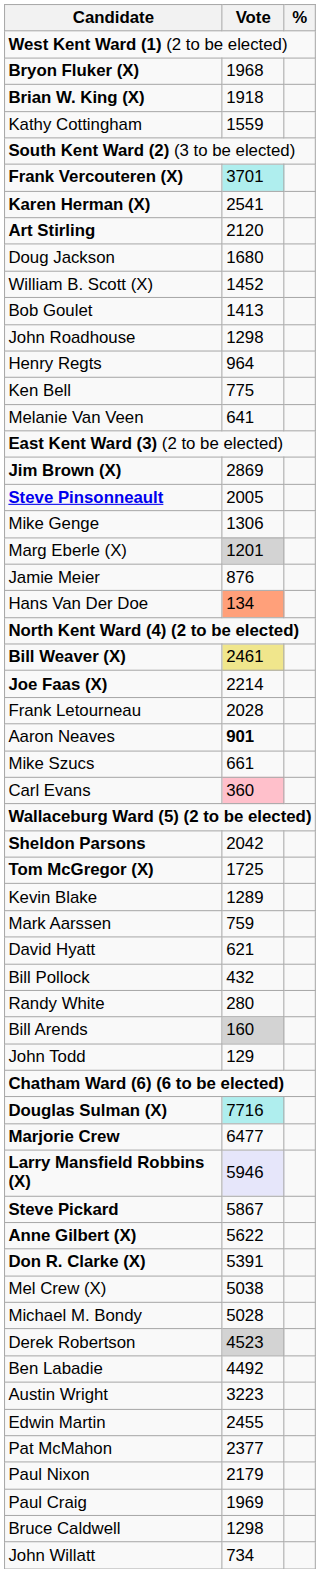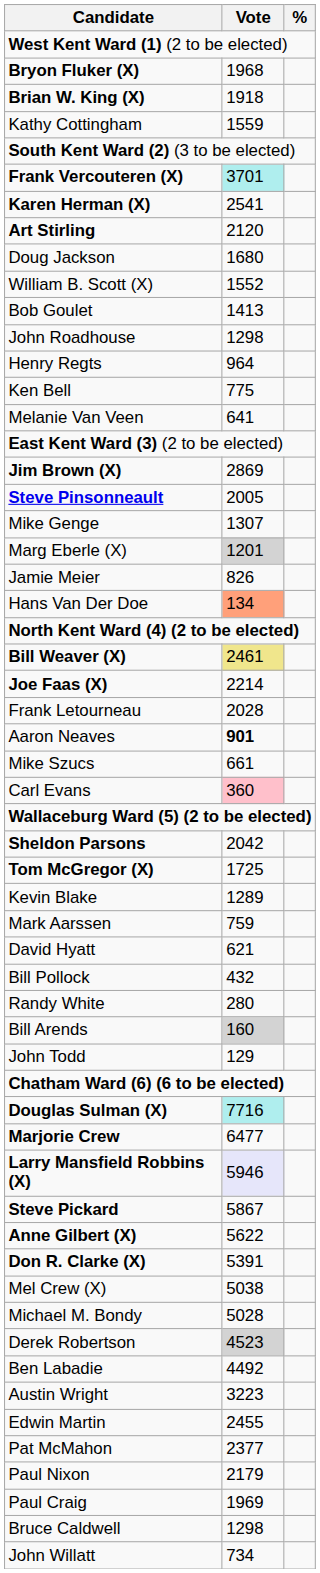(245, 284) 1452 -> (245, 284) 1552
(245, 524) 1306 -> (245, 524) 1307
(240, 577) 876 -> (240, 577) 826
